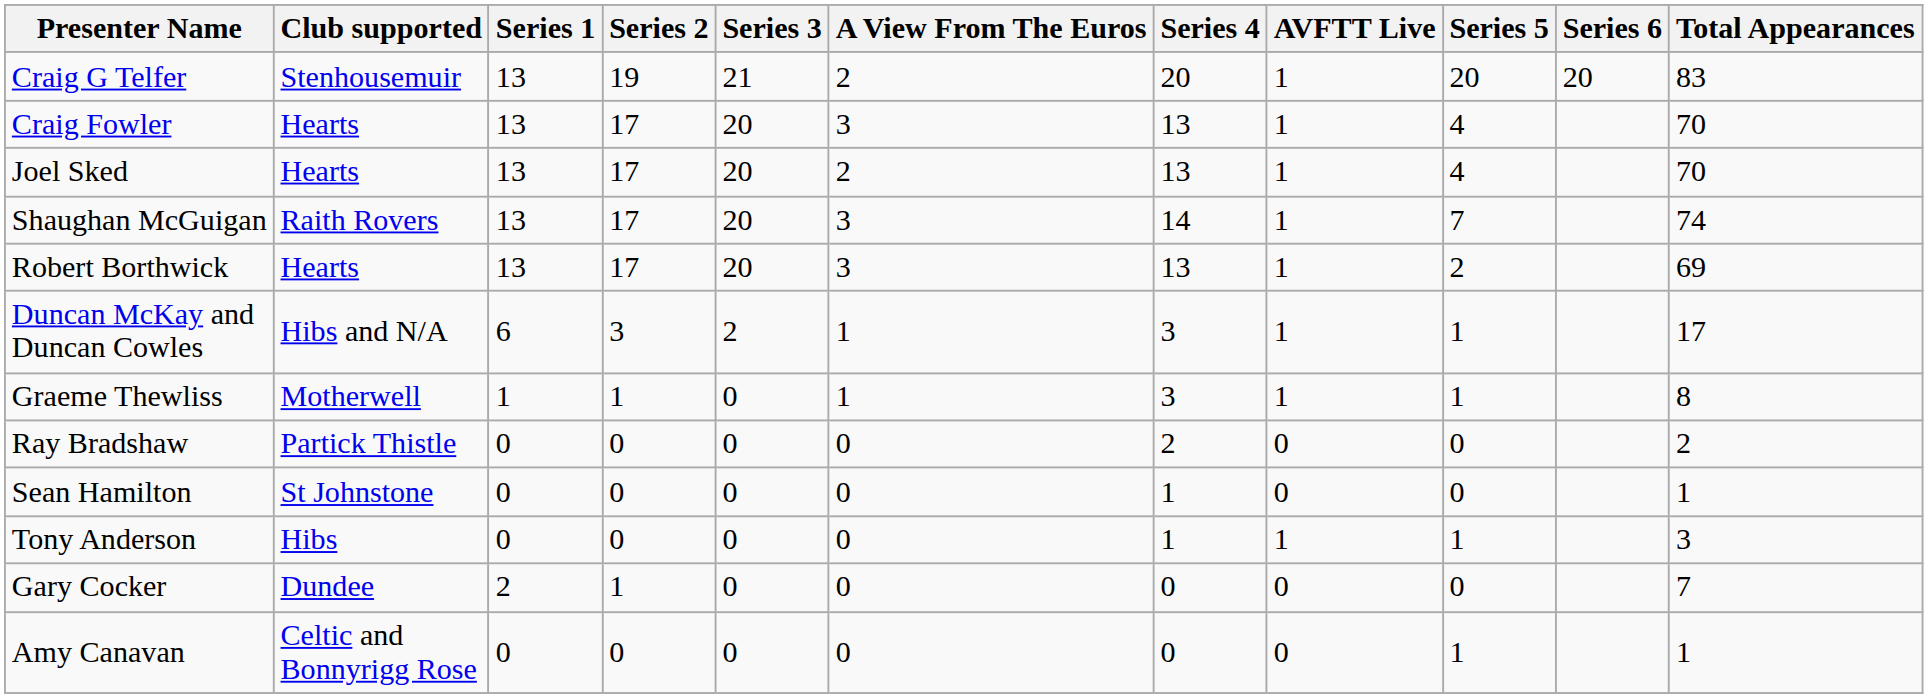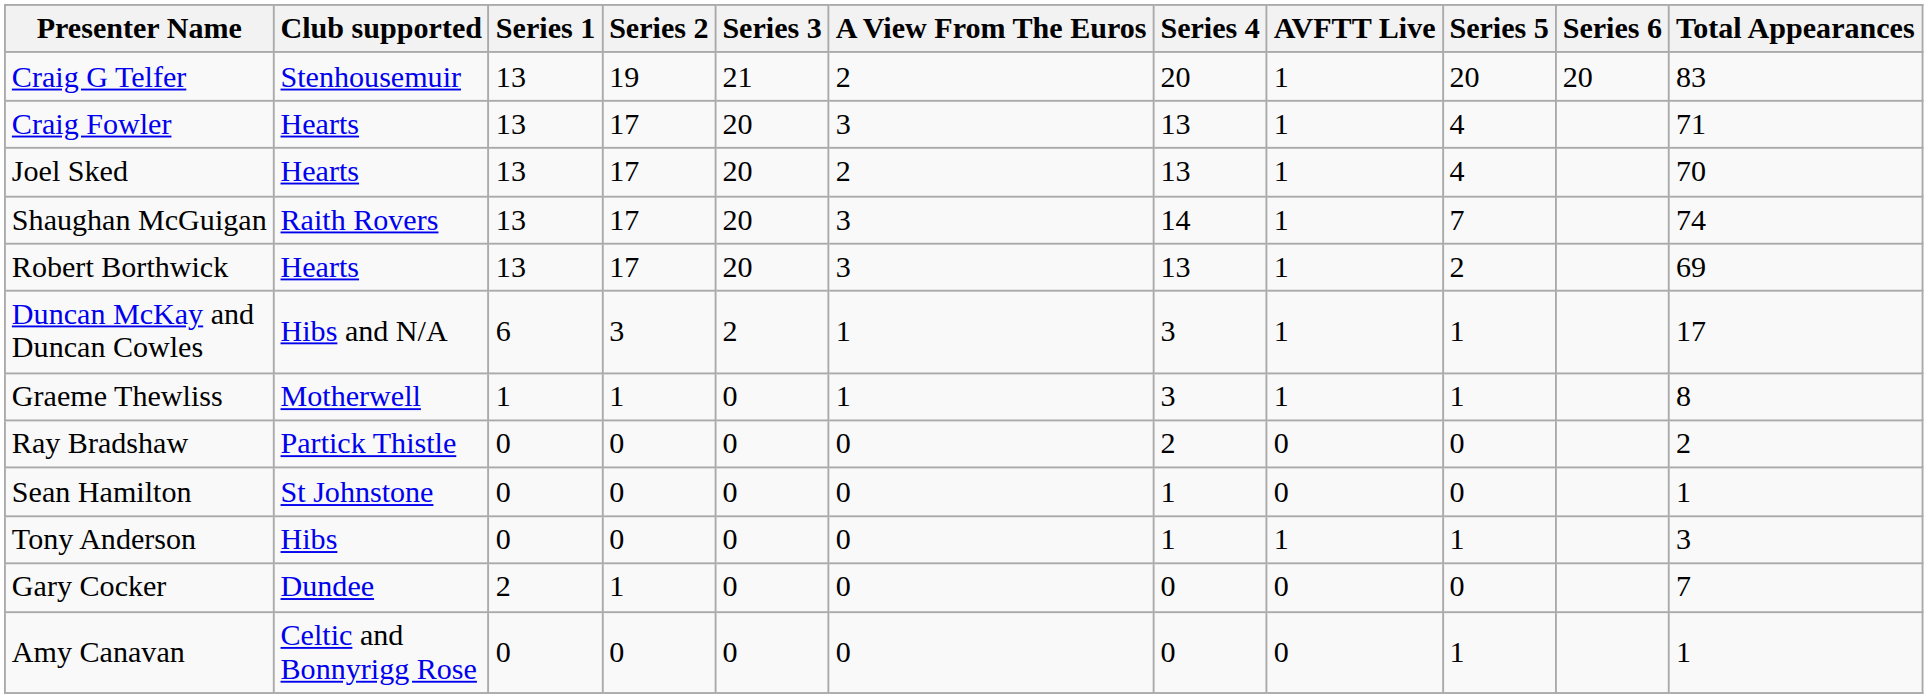(1691, 123) 70 -> (1691, 123) 71
